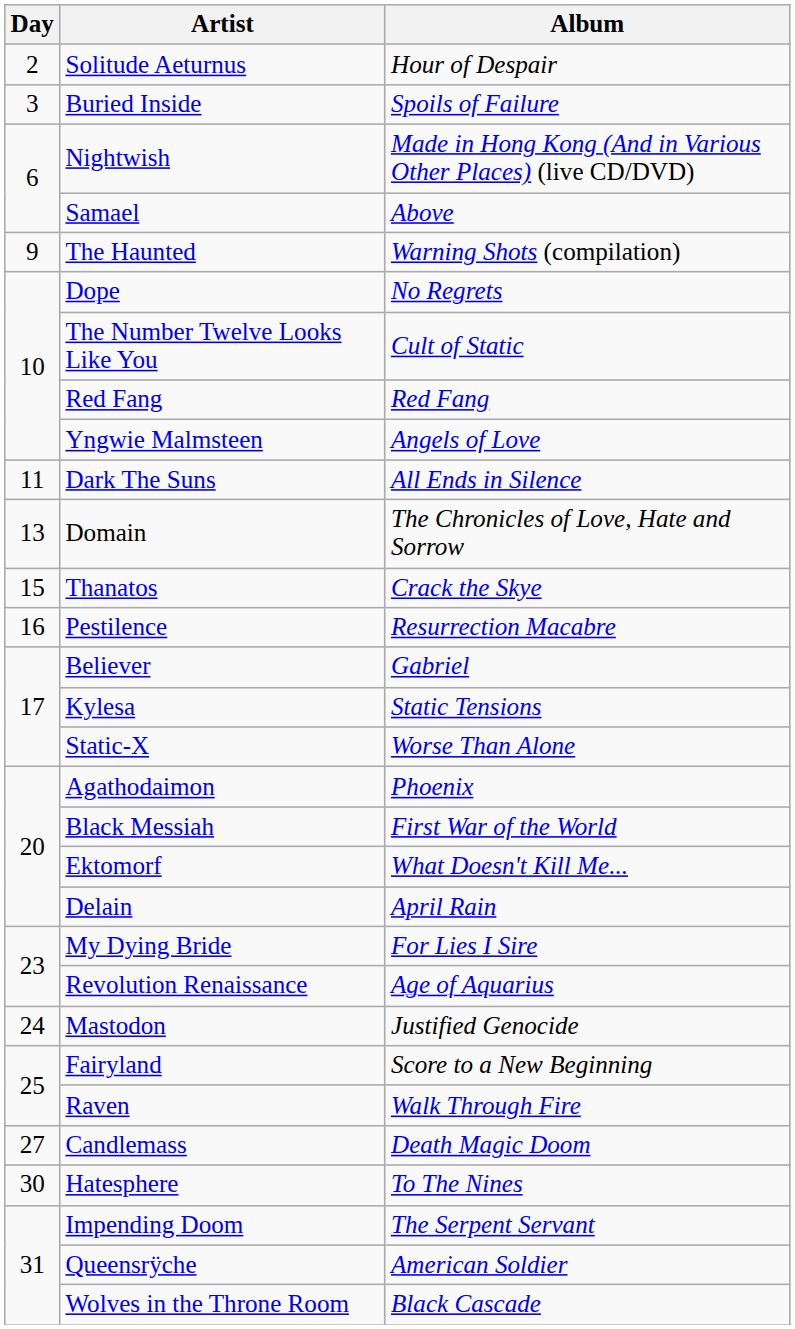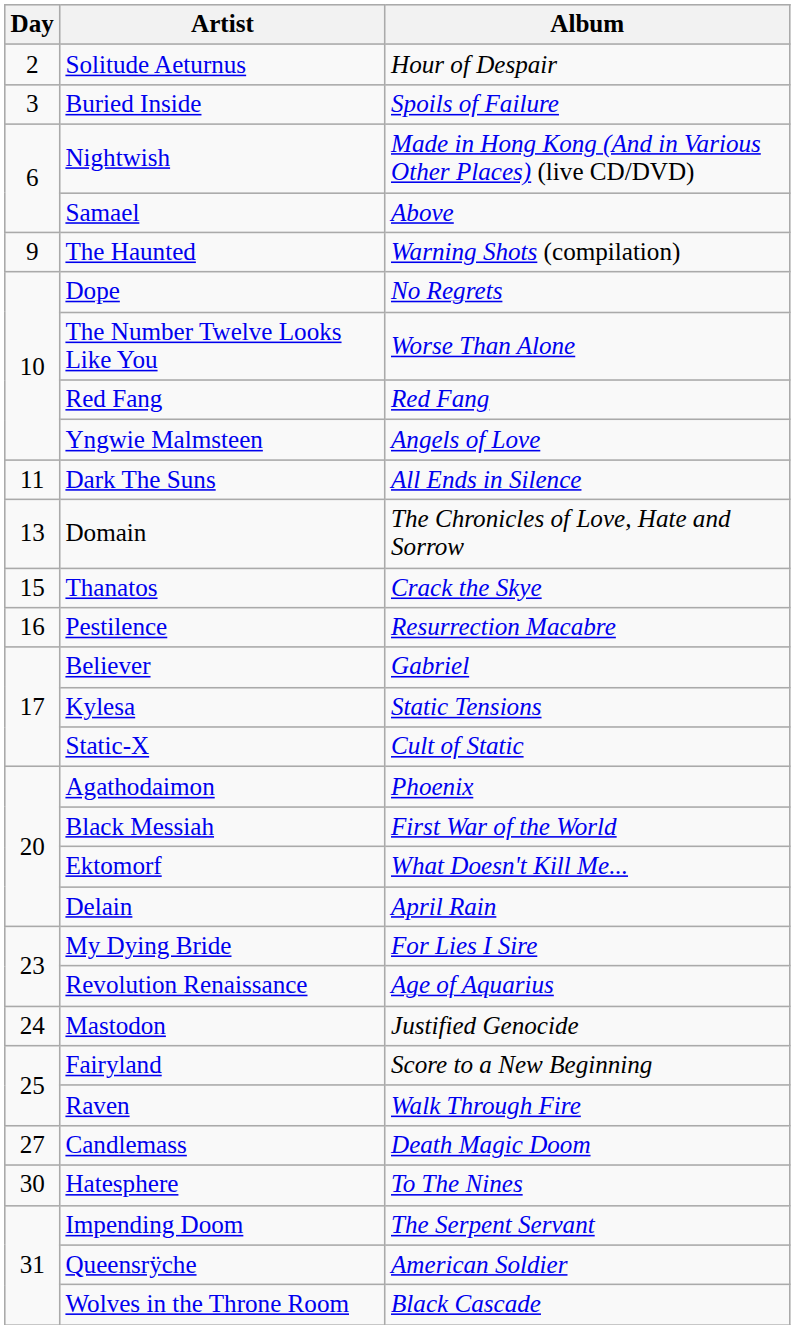(457, 345) Cult of Static -> (483, 345) Worse Than Alone
(483, 746) Worse Than Alone -> (457, 746) Cult of Static
